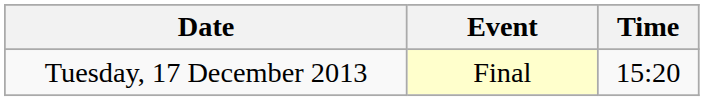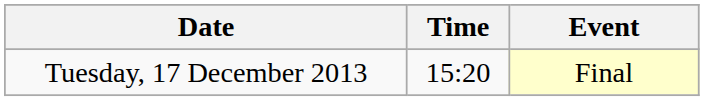columns swapped: (648, 26) <-> (502, 26)
